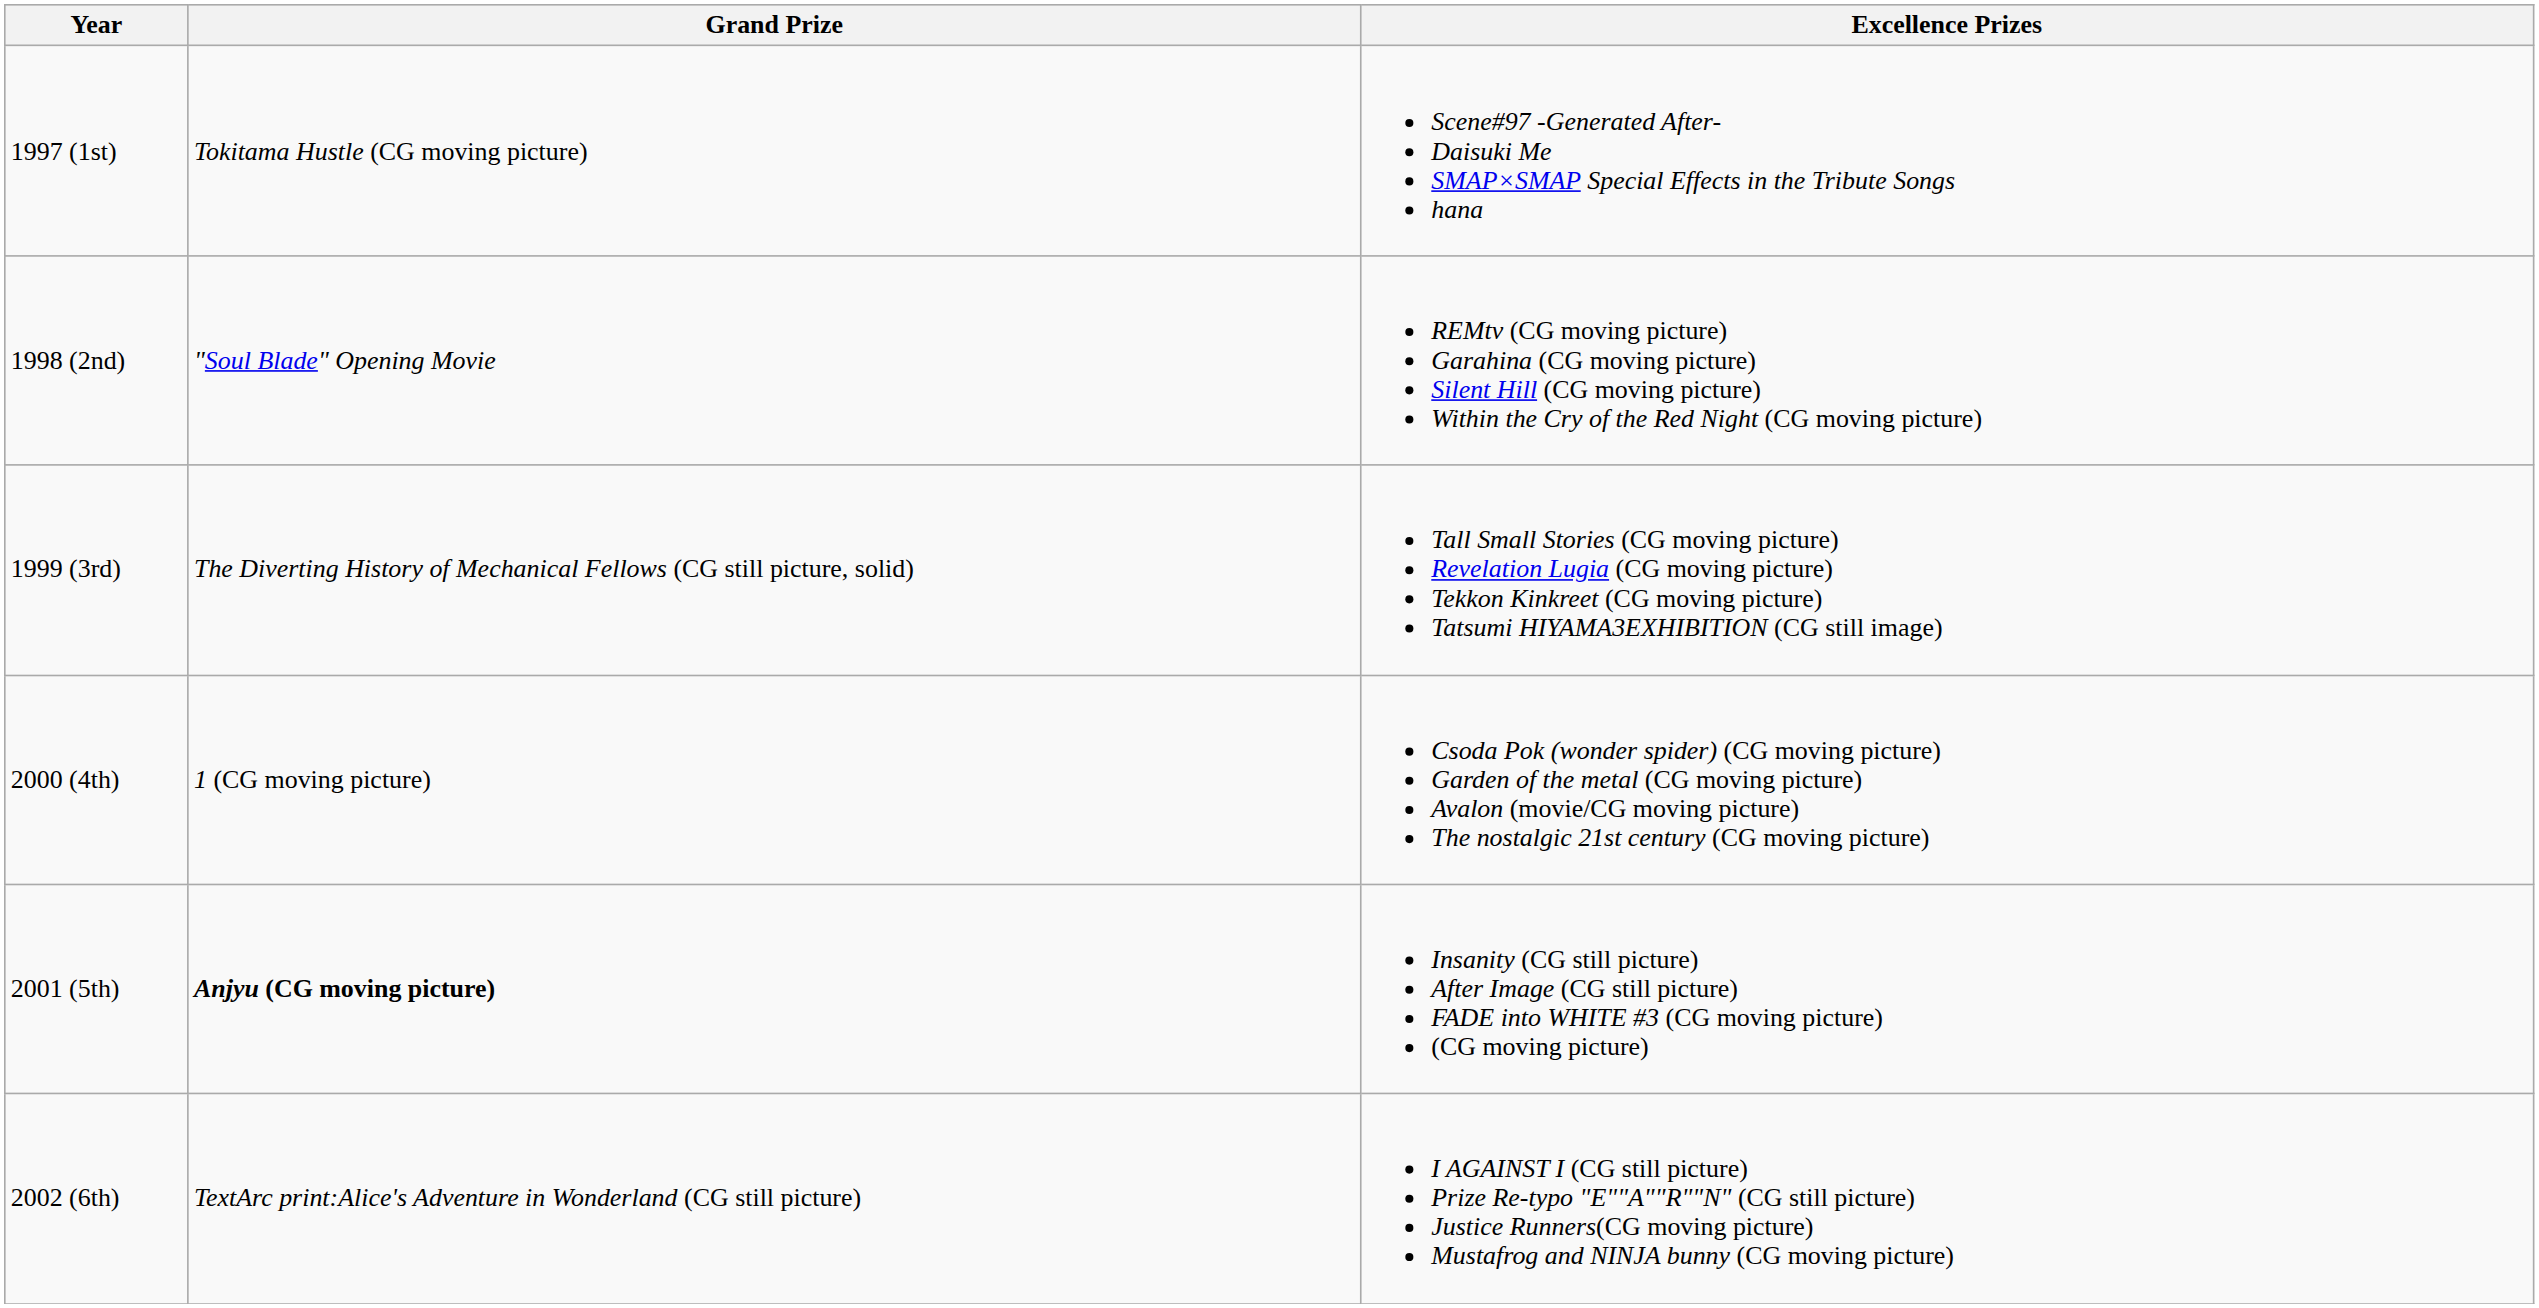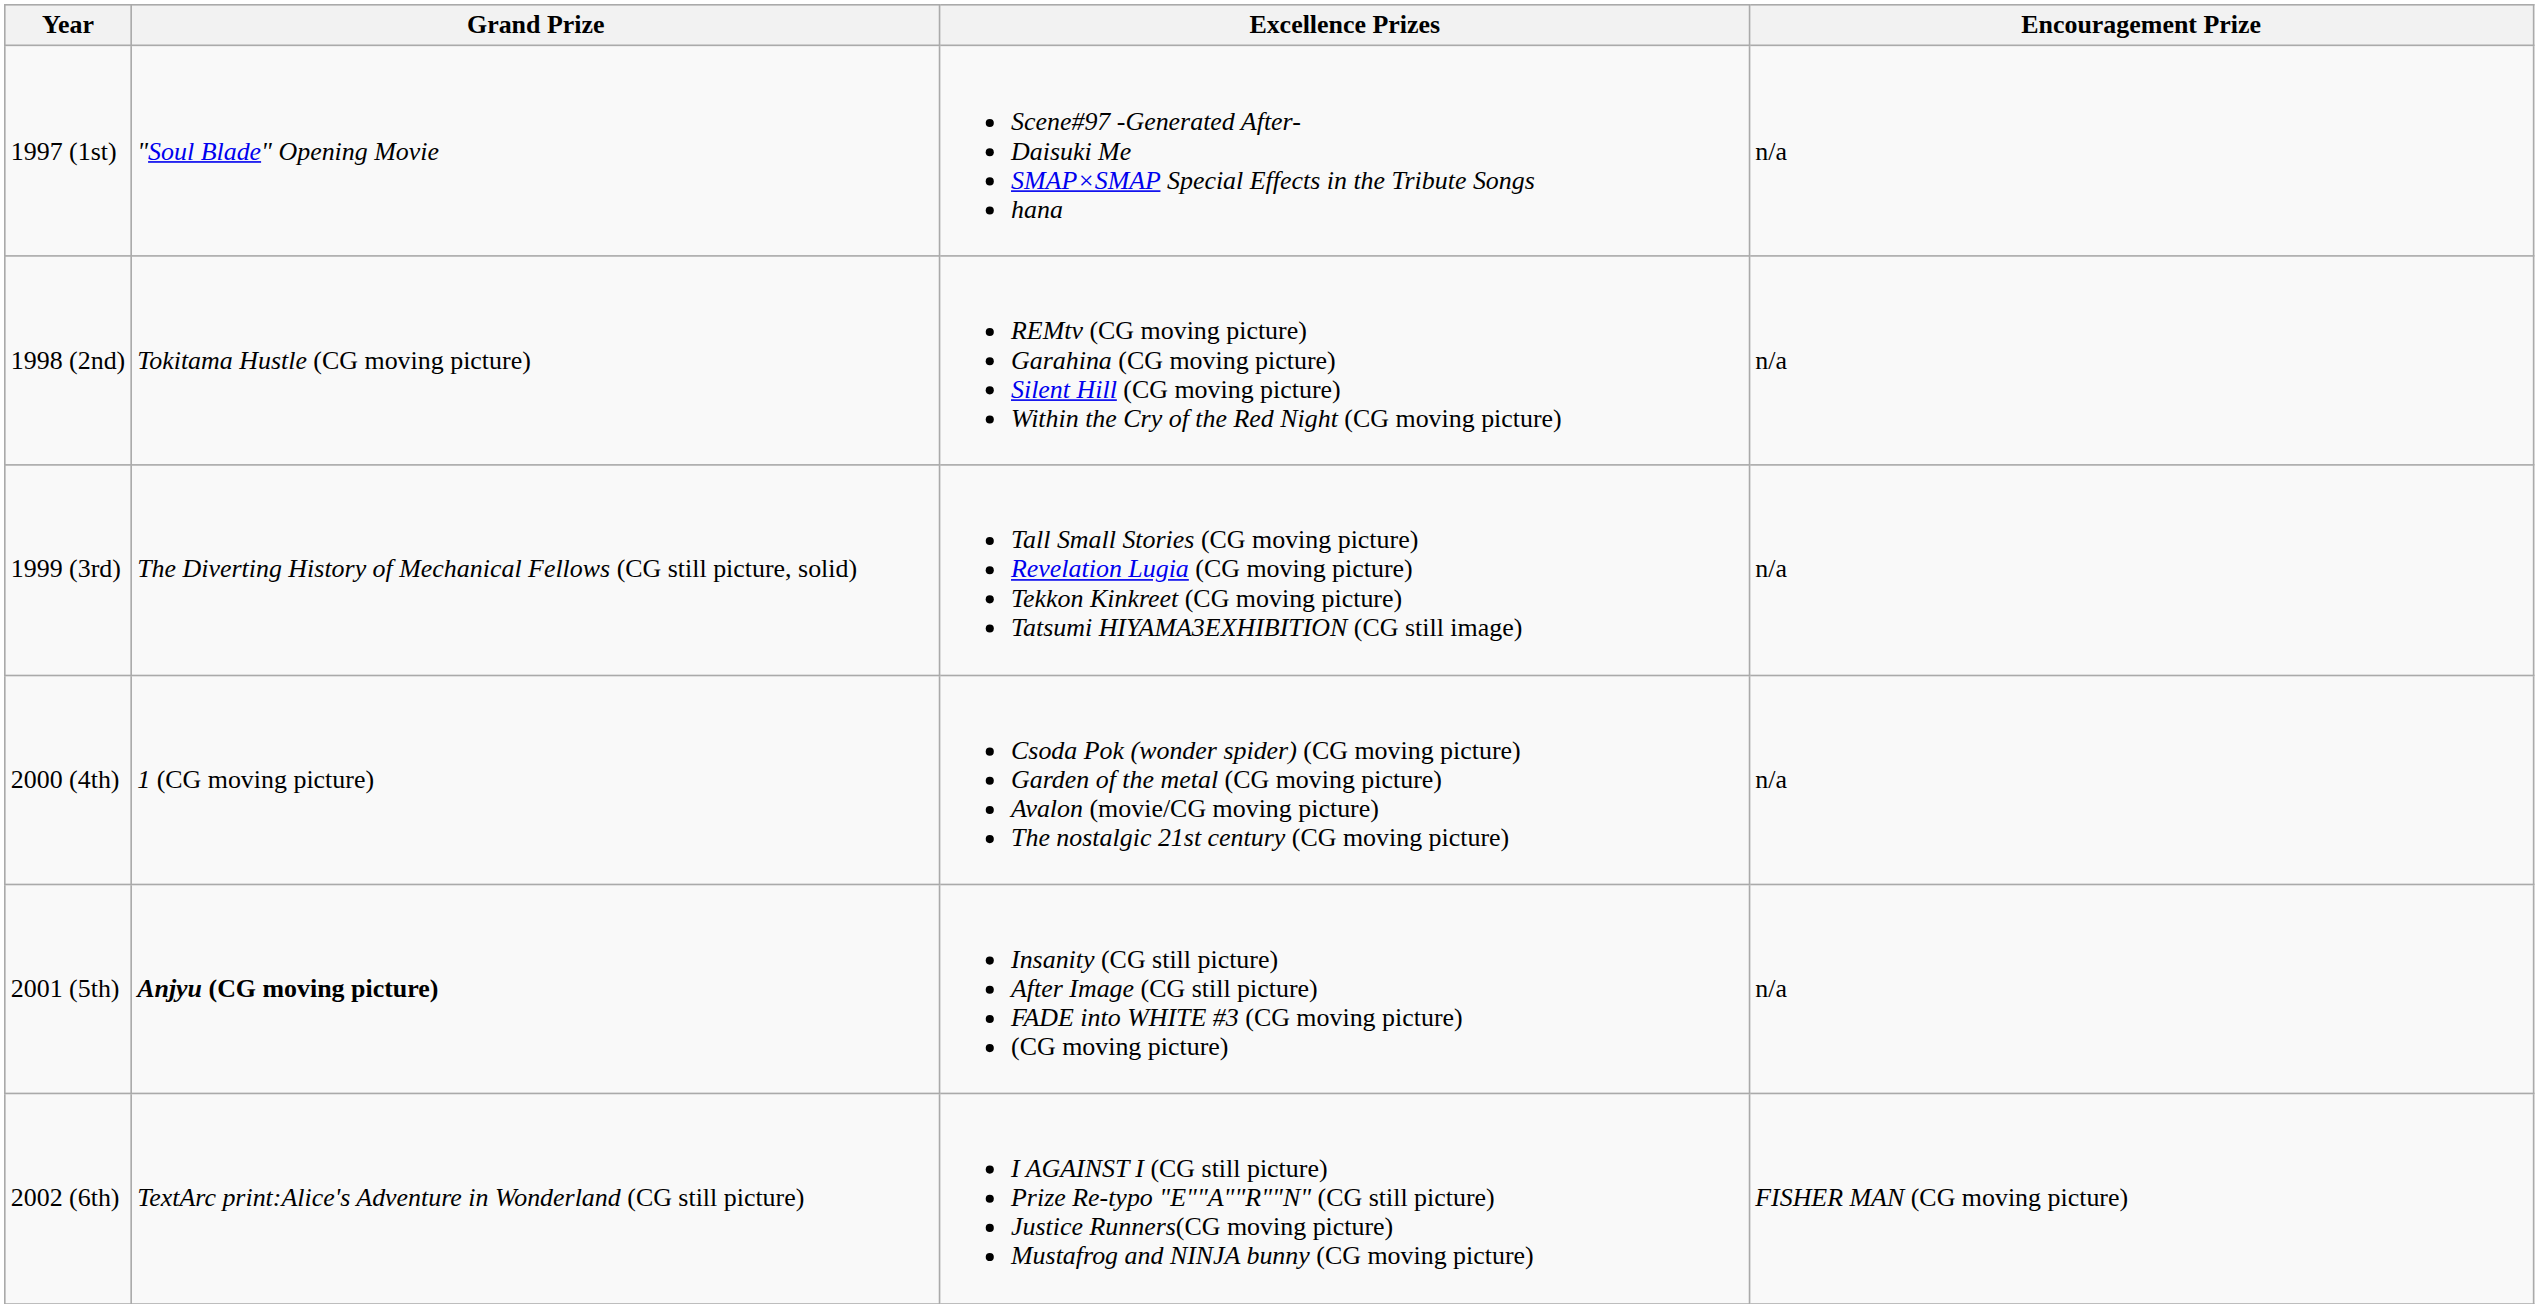+ column: (2141, 25)
(391, 150) Tokitama Hustle (CG moving picture) -> (288, 150) "Soul Blade" Opening Movie
(345, 359) "Soul Blade" Opening Movie -> (334, 359) Tokitama Hustle (CG moving picture)
